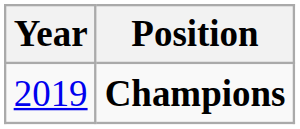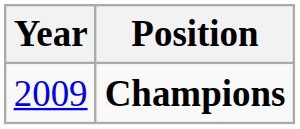(51, 92) 2019 -> (51, 92) 2009
